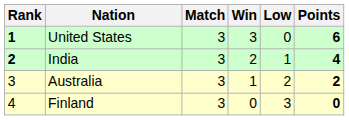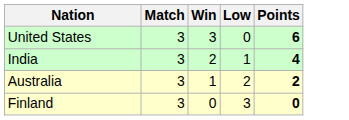- column: (25, 15)
